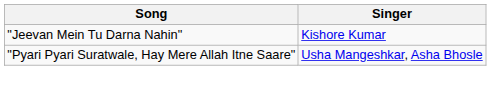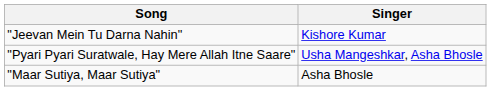+ row: (84, 75)
